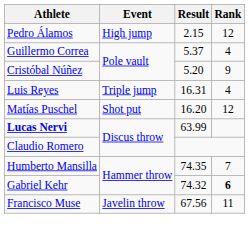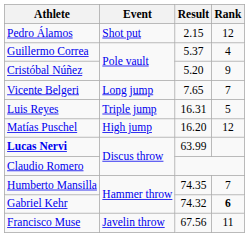(127, 33) High jump -> (122, 33) Shot put
+ row: (43, 90)
(228, 90) 4 -> (228, 109) 5
(122, 109) Shot put -> (127, 128) High jump
